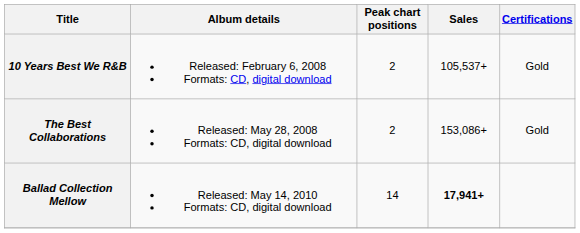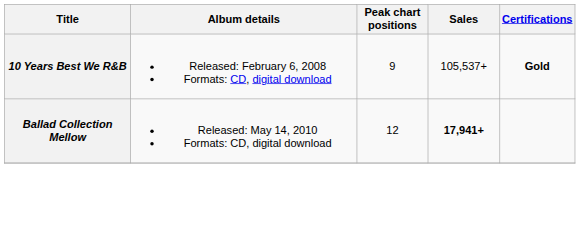(392, 66) 2 -> (392, 66) 9
(537, 66) normal -> (537, 66) bold
- row: (68, 131)
(392, 195) 14 -> (392, 131) 12
